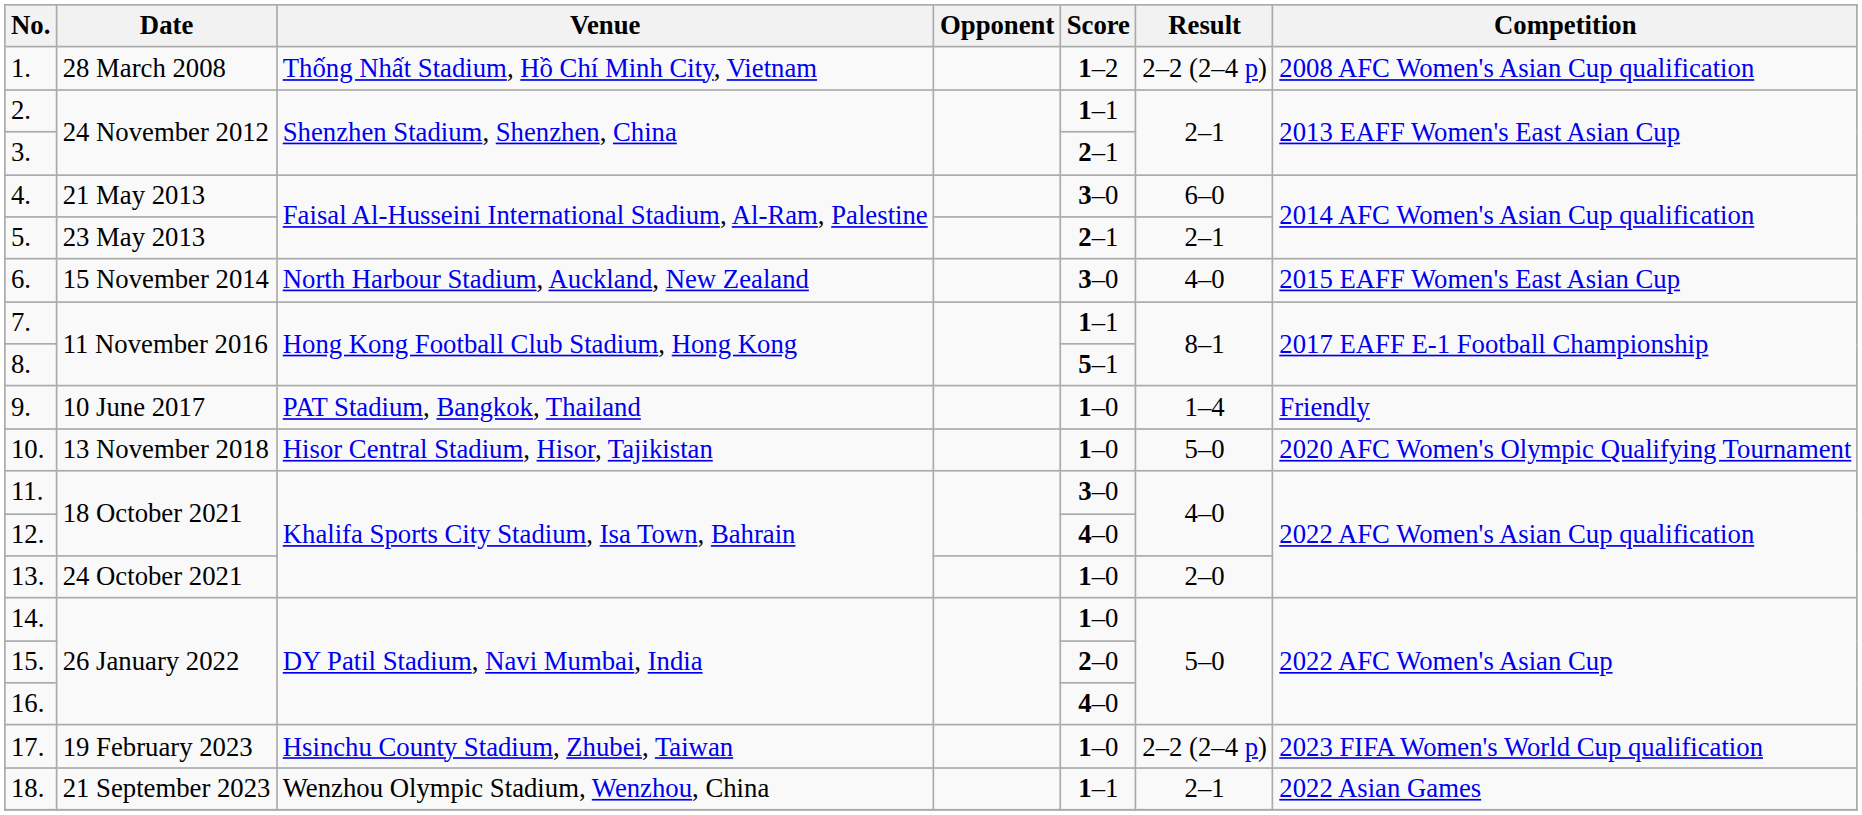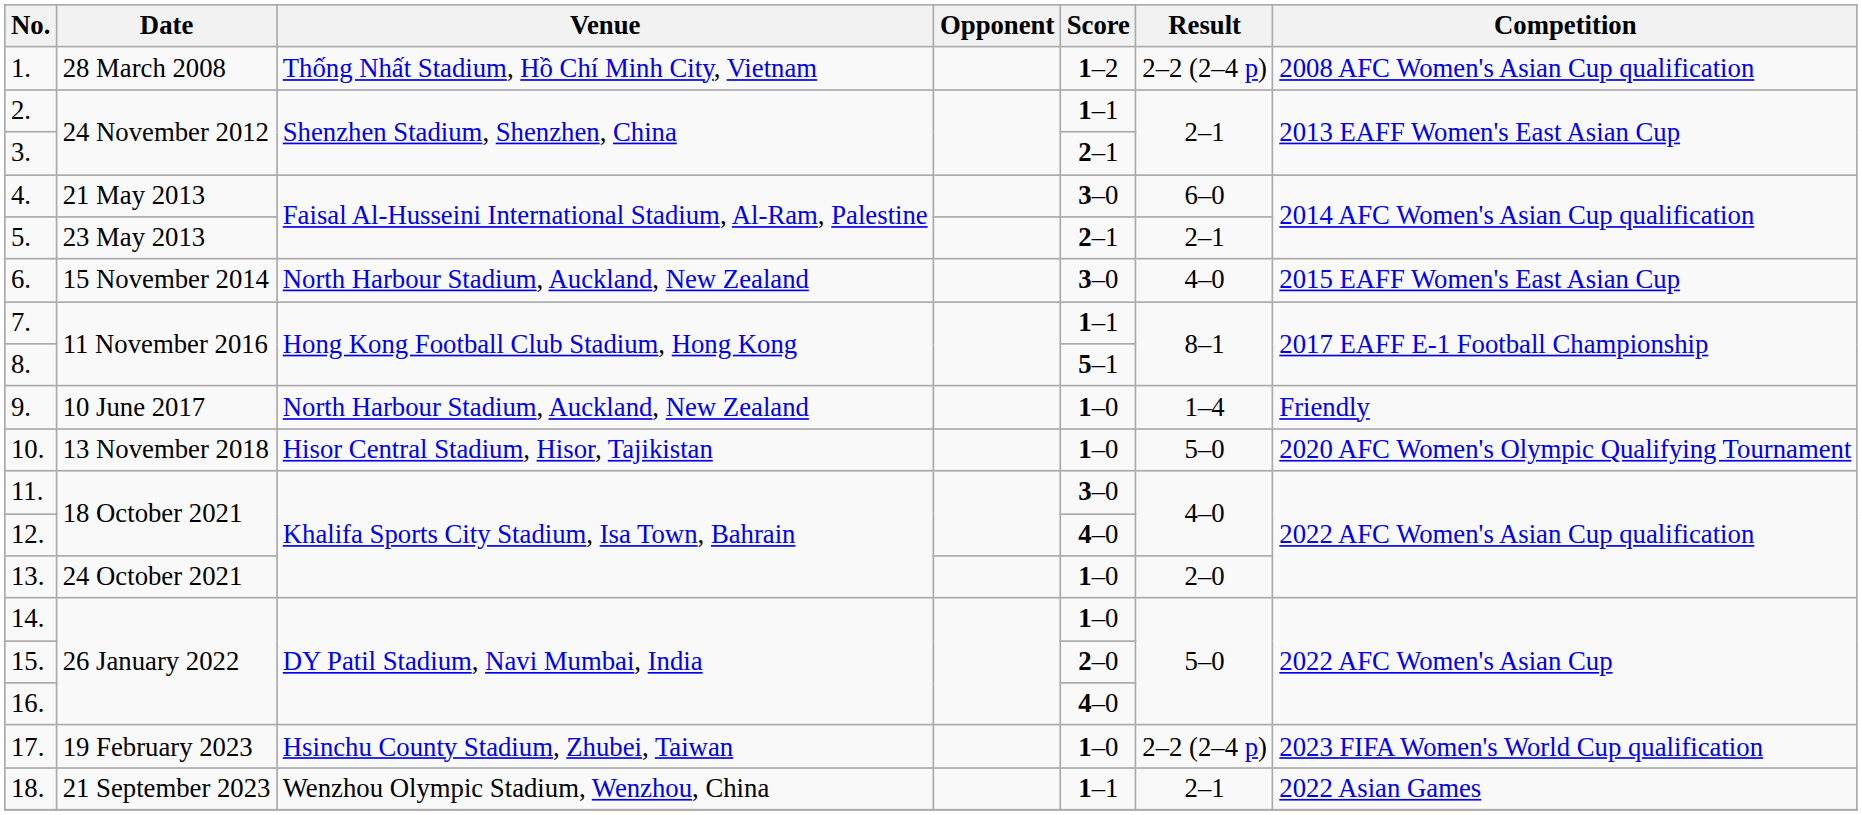(462, 407) PAT Stadium, Bangkok, Thailand -> (546, 407) North Harbour Stadium, Auckland, New Zealand
